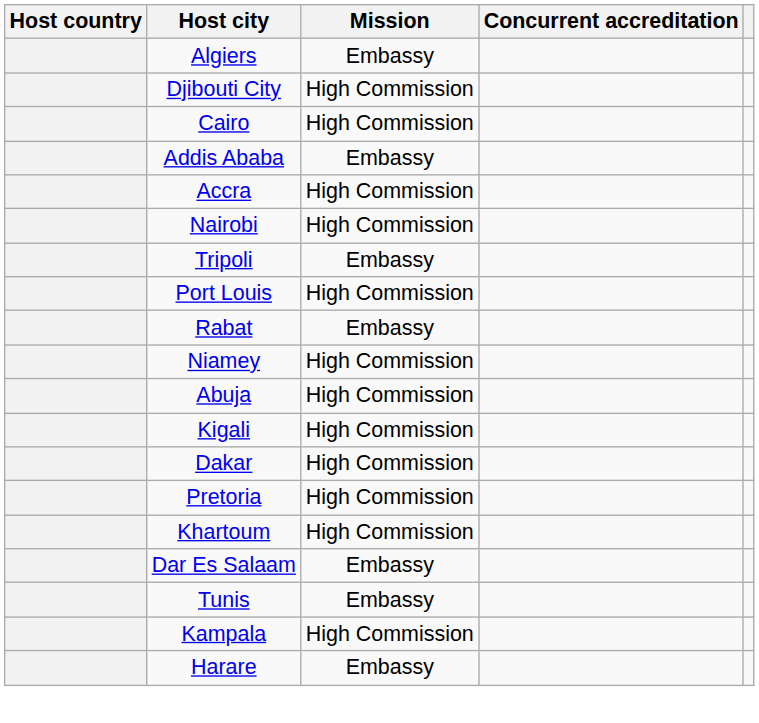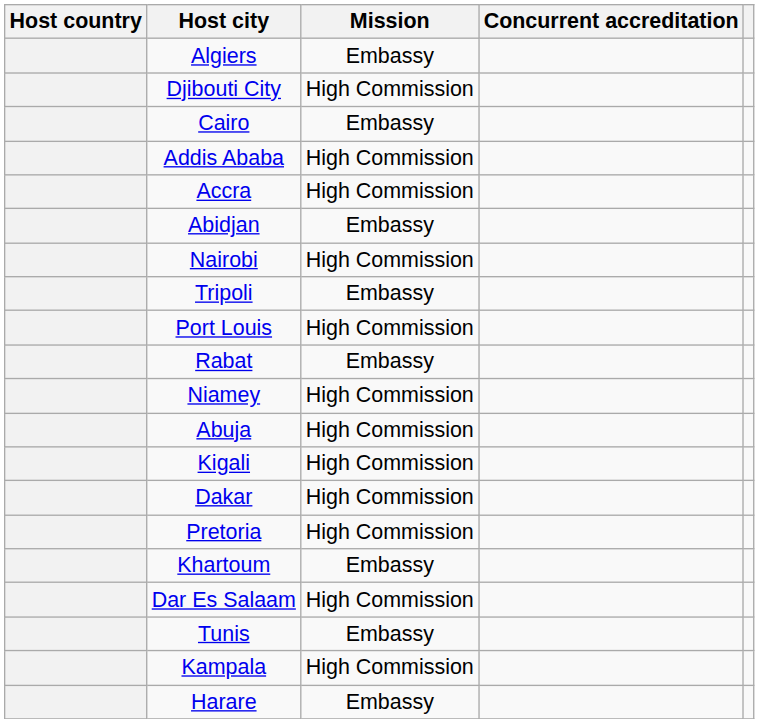(390, 123) High Commission -> (390, 123) Embassy
(390, 157) Embassy -> (390, 157) High Commission
+ row: (224, 225)
(390, 531) High Commission -> (390, 565) Embassy
(390, 565) Embassy -> (390, 599) High Commission
